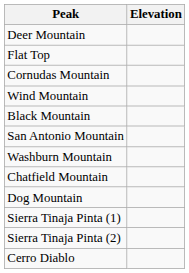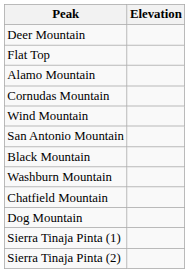+ row: (51, 75)
rows swapped: (49, 116) <-> (66, 136)
- row: (41, 258)
